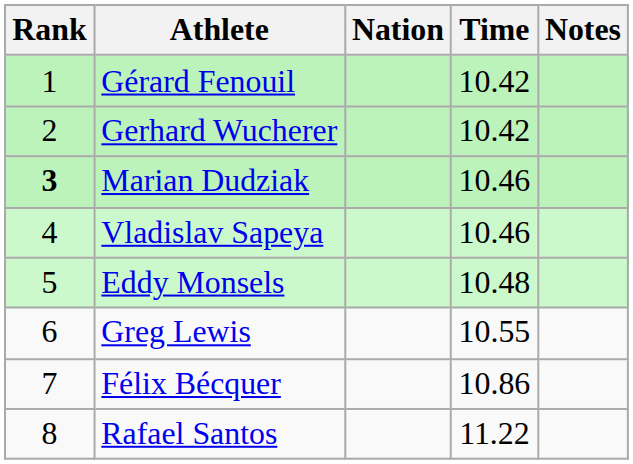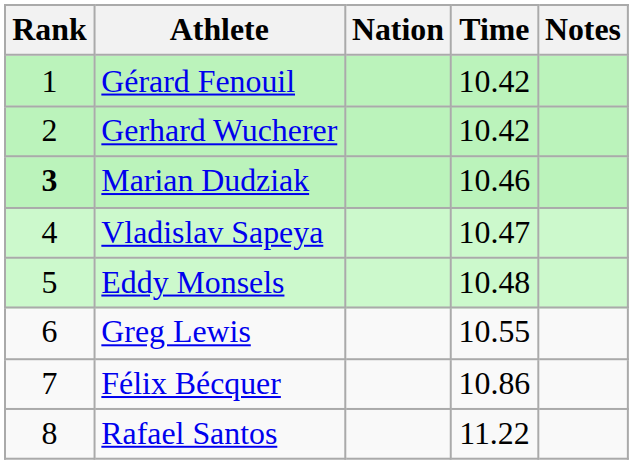(494, 231) 10.46 -> (494, 231) 10.47
